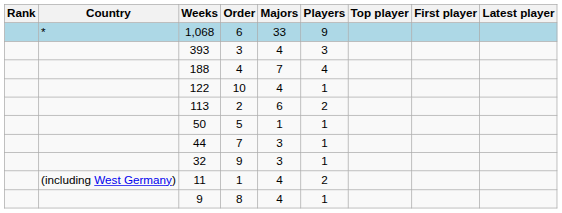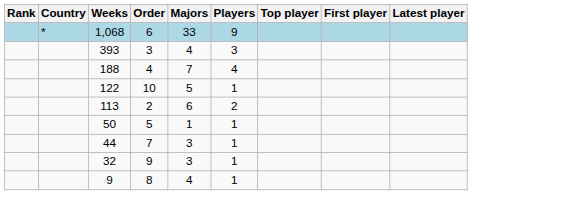(279, 87) 4 -> (189, 87) 5
- row: (200, 180)
